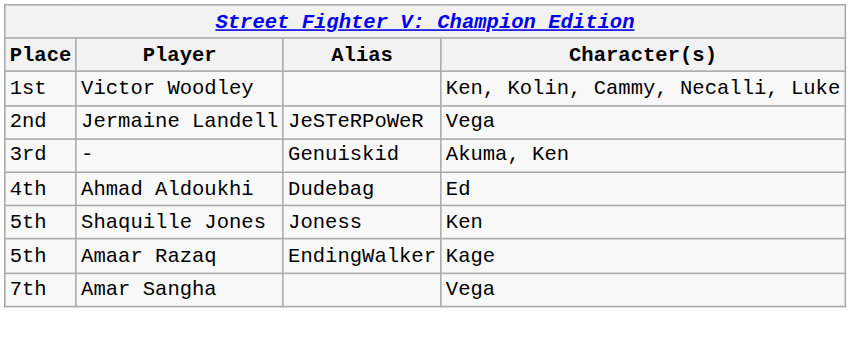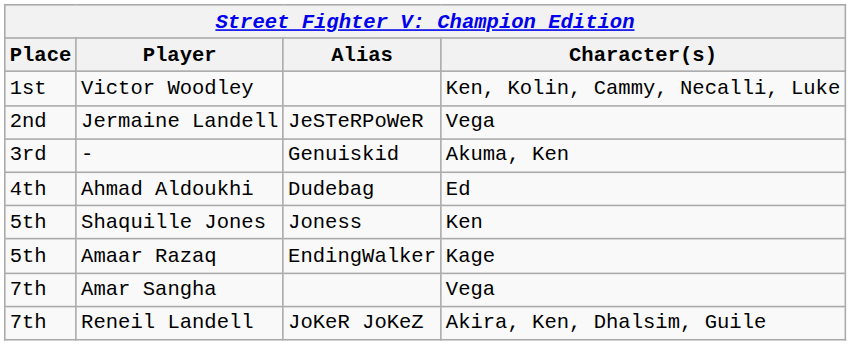+ row: (167, 323)
